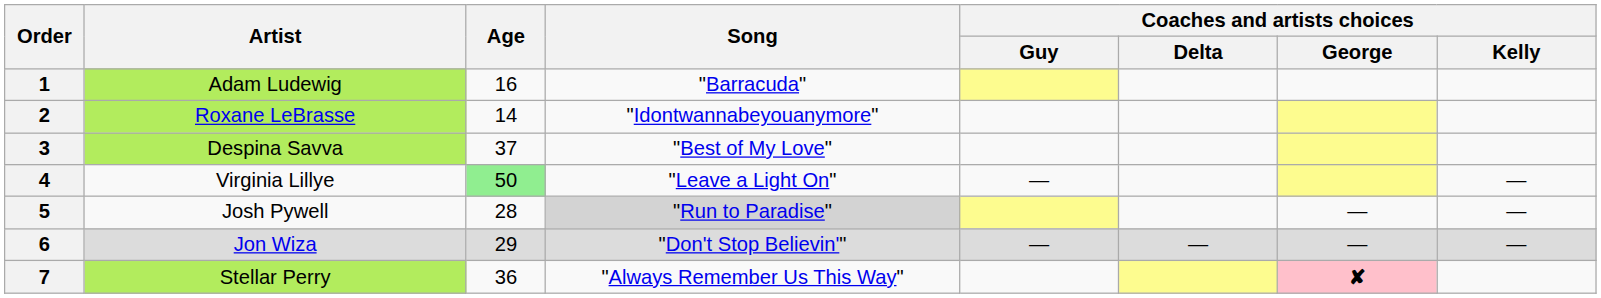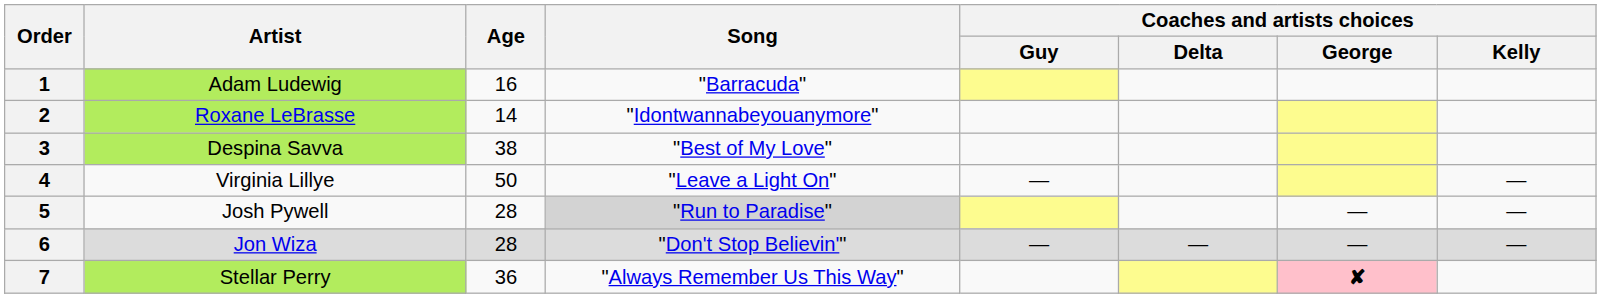(506, 148) 37 -> (506, 148) 38
(506, 180) lightgreen background -> (506, 180) no background
(506, 244) 29 -> (506, 244) 28
